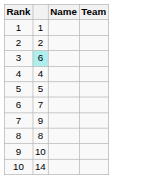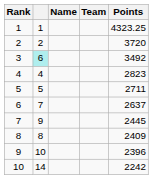+ column: (128, 12)
